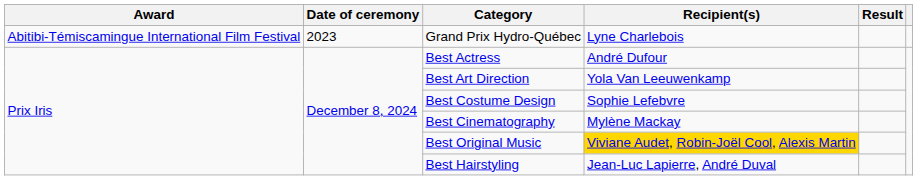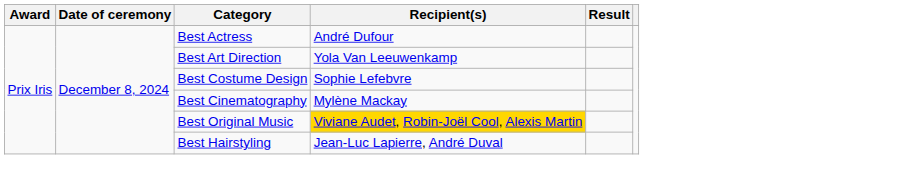- row: (503, 36)
